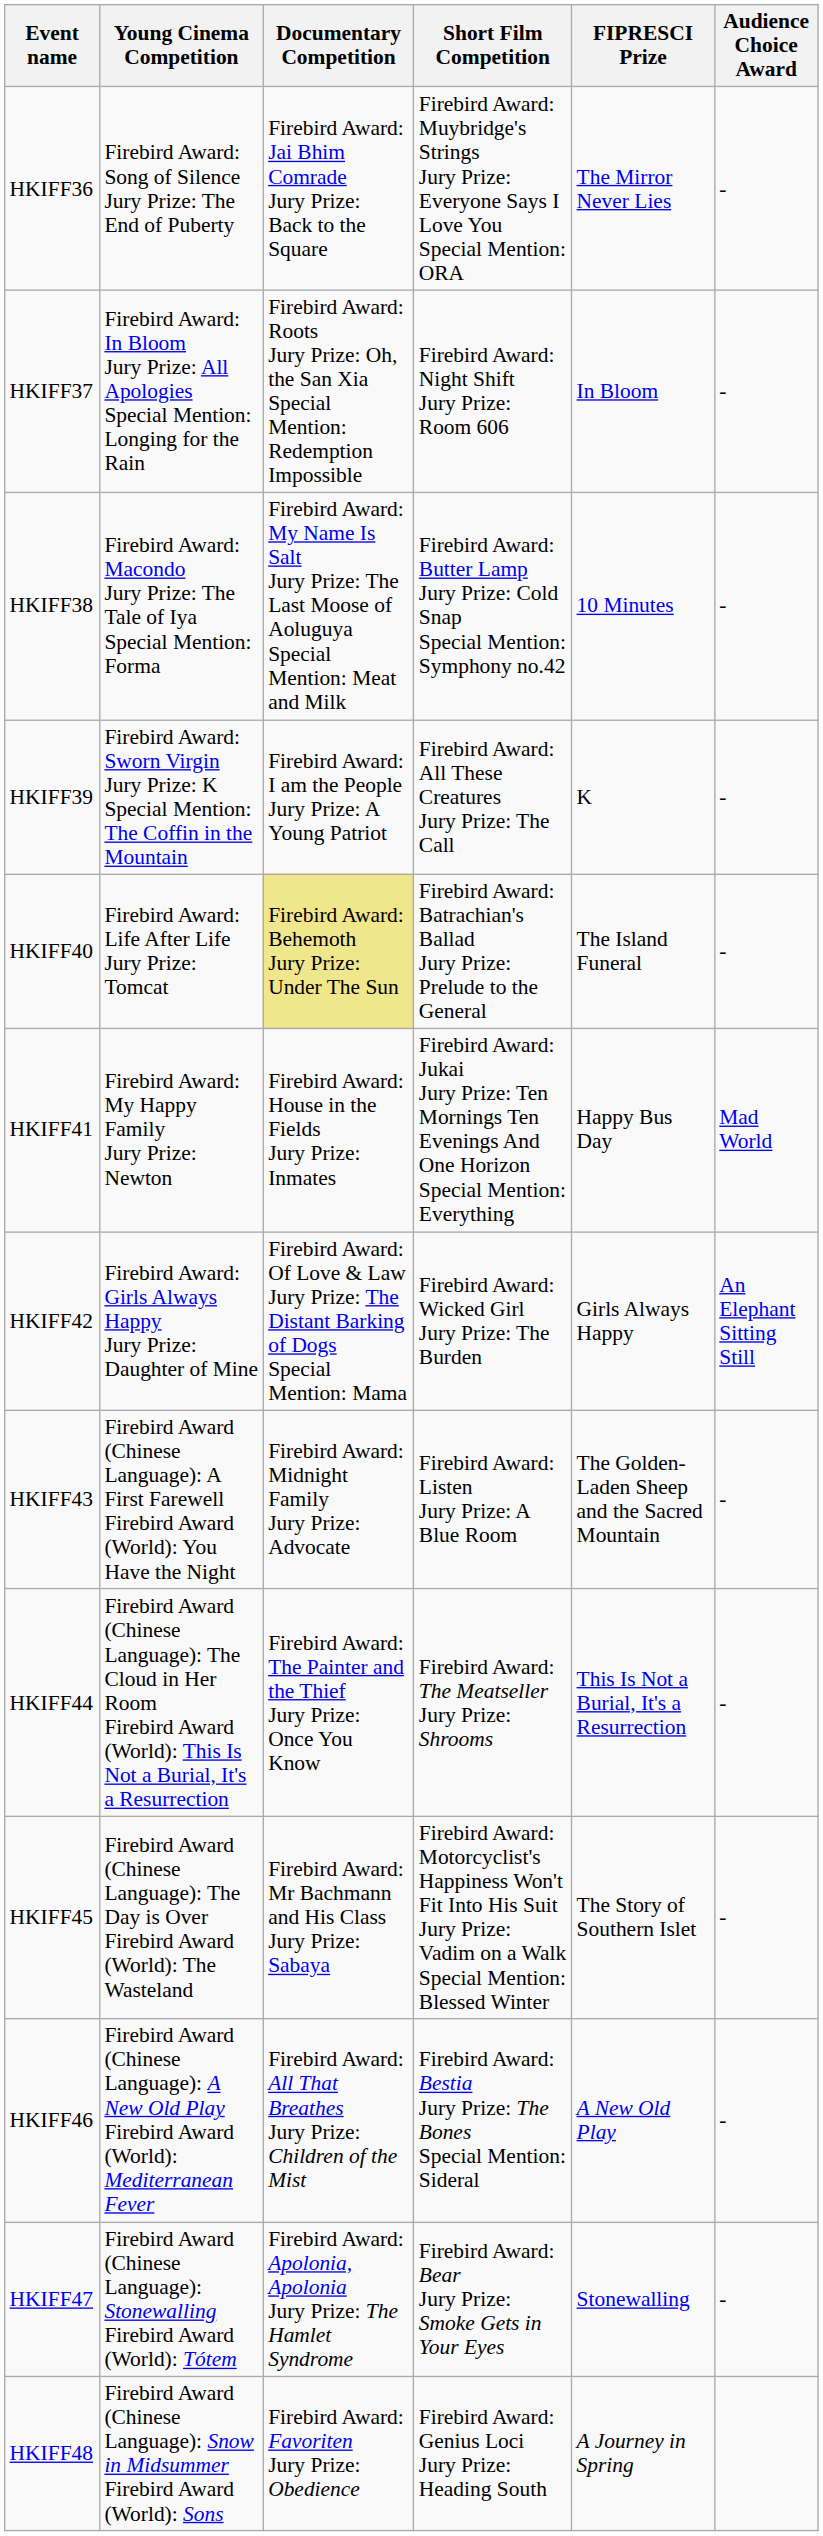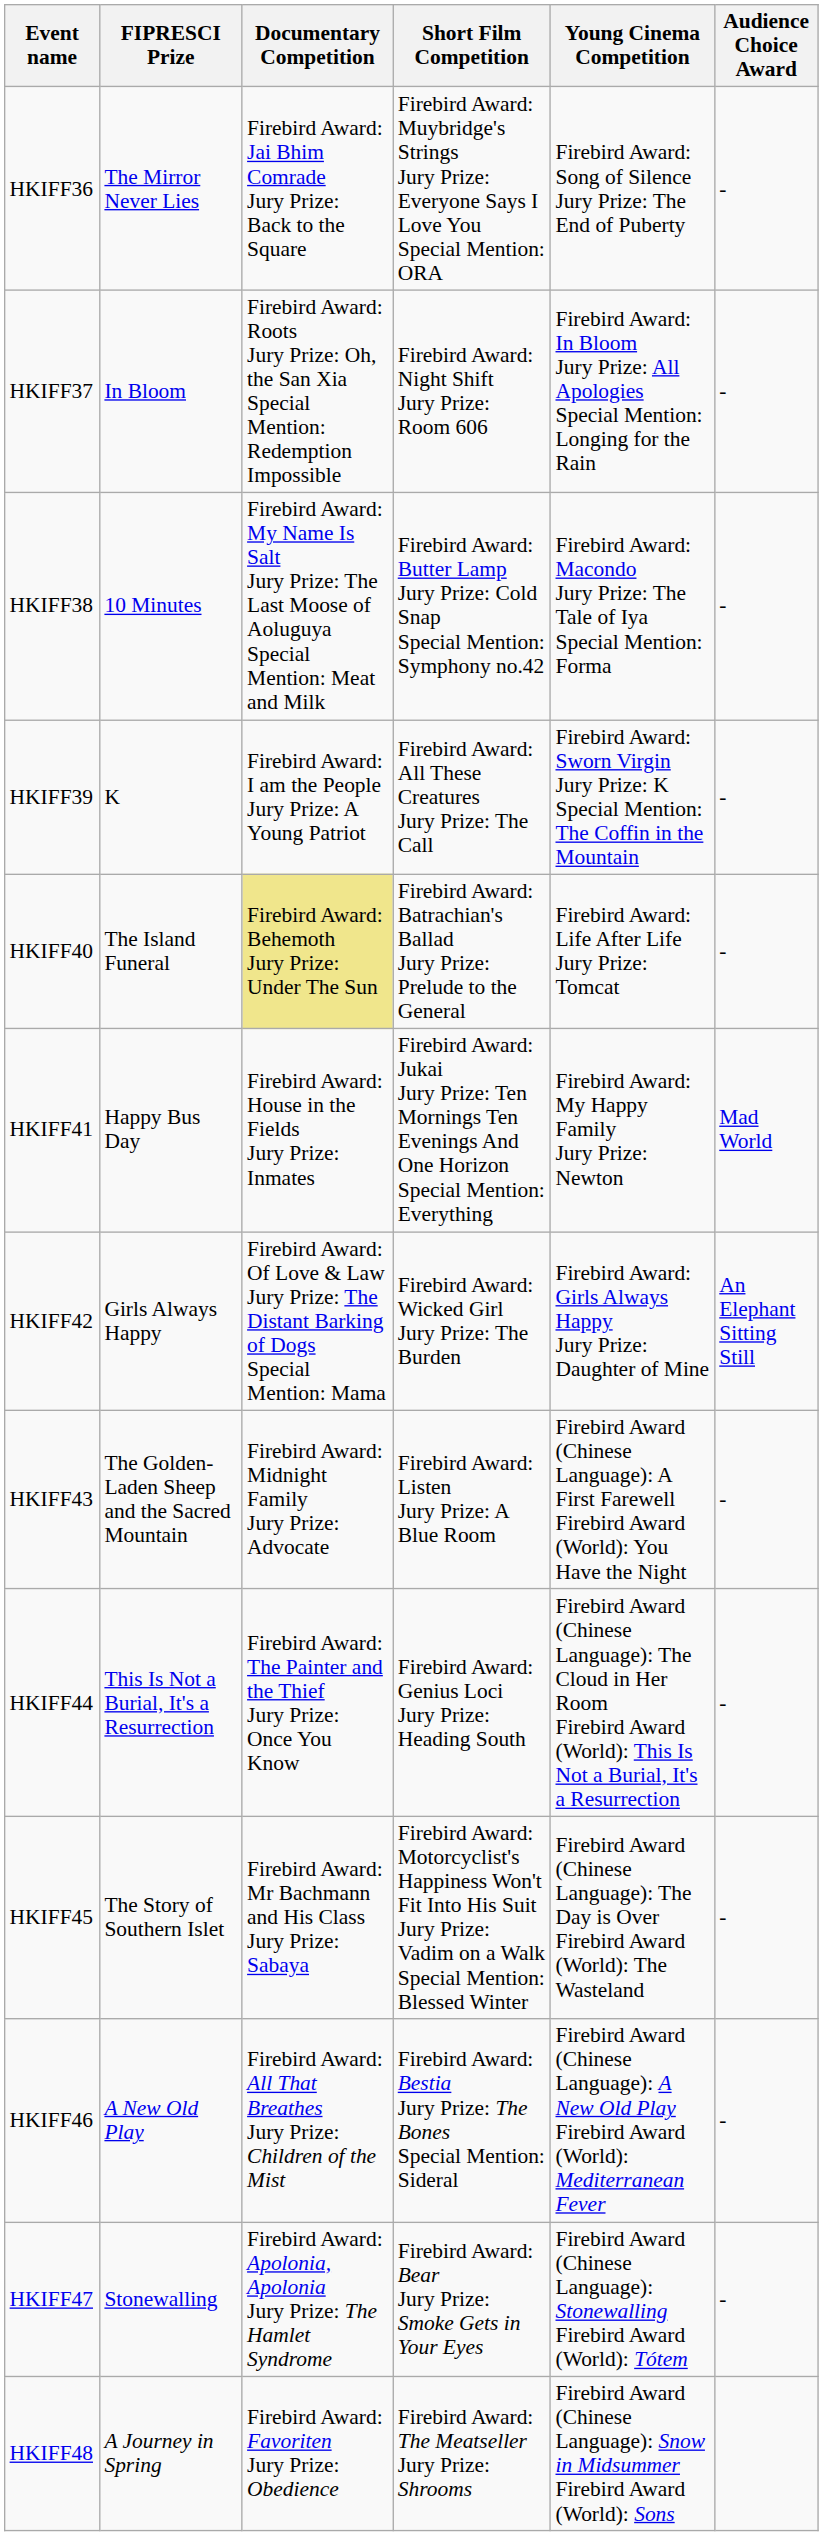columns swapped: (181, 45) <-> (643, 45)
(487, 1702) Firebird Award: The Meatseller Jury Prize: Shrooms -> (466, 1702) Firebird Award: Genius Loci Jury Prize: Heading South
(487, 2453) Firebird Award: Genius Loci Jury Prize: Heading South -> (466, 2453) Firebird Award: The Meatseller Jury Prize: Shrooms
